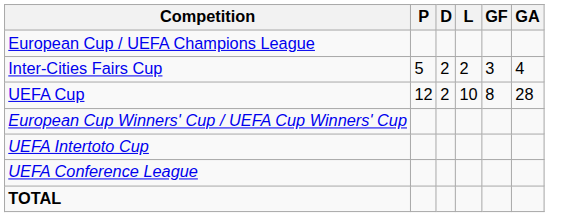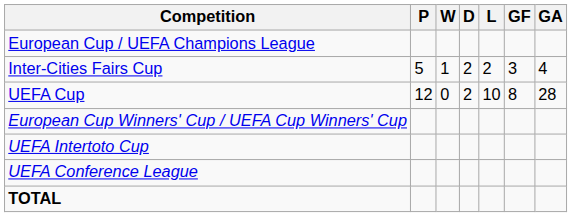+ column: (448, 17)
